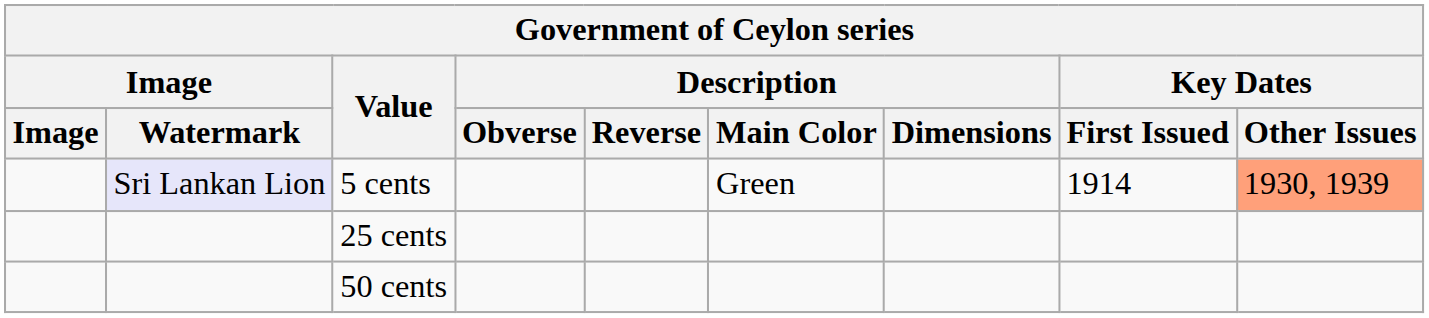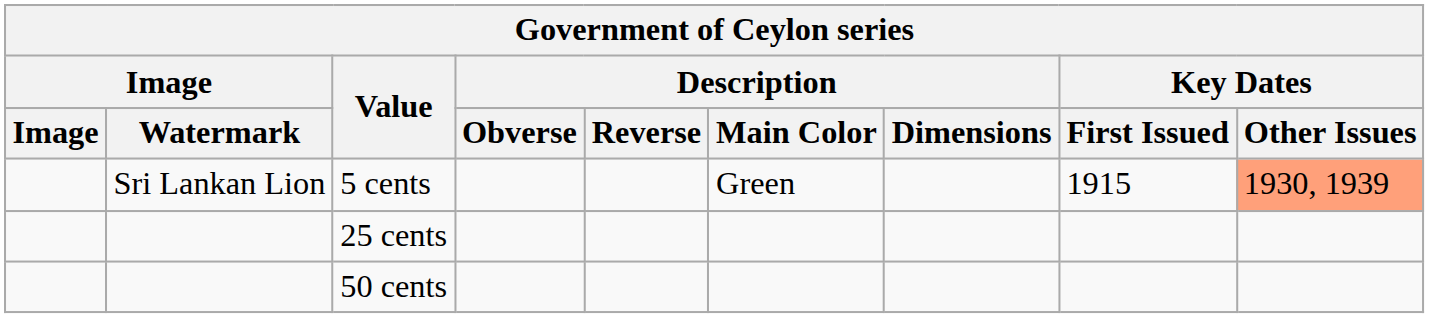(219, 183) lavender background -> (219, 183) no background
(1099, 183) 1914 -> (1099, 183) 1915
